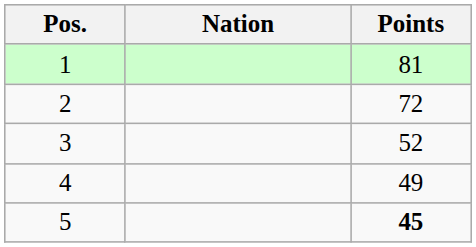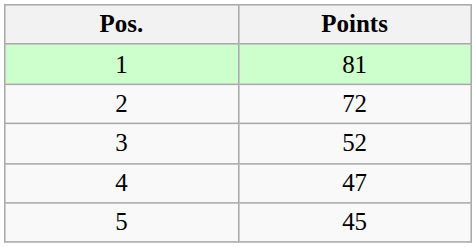- column: (238, 24)
(411, 182) 49 -> (355, 182) 47
(411, 222) bold -> (355, 222) normal
